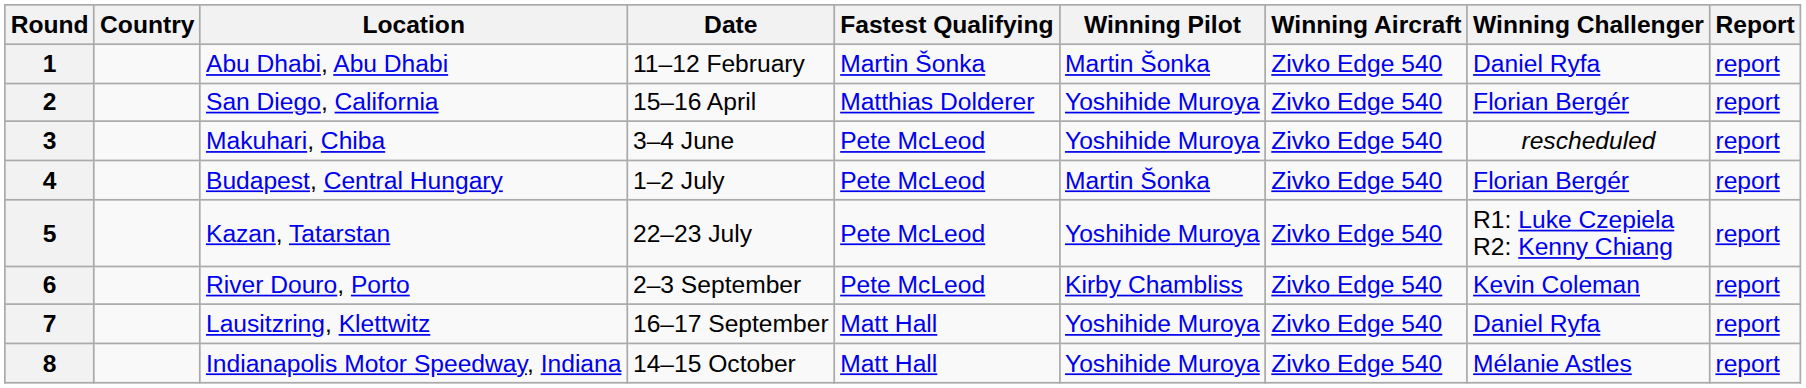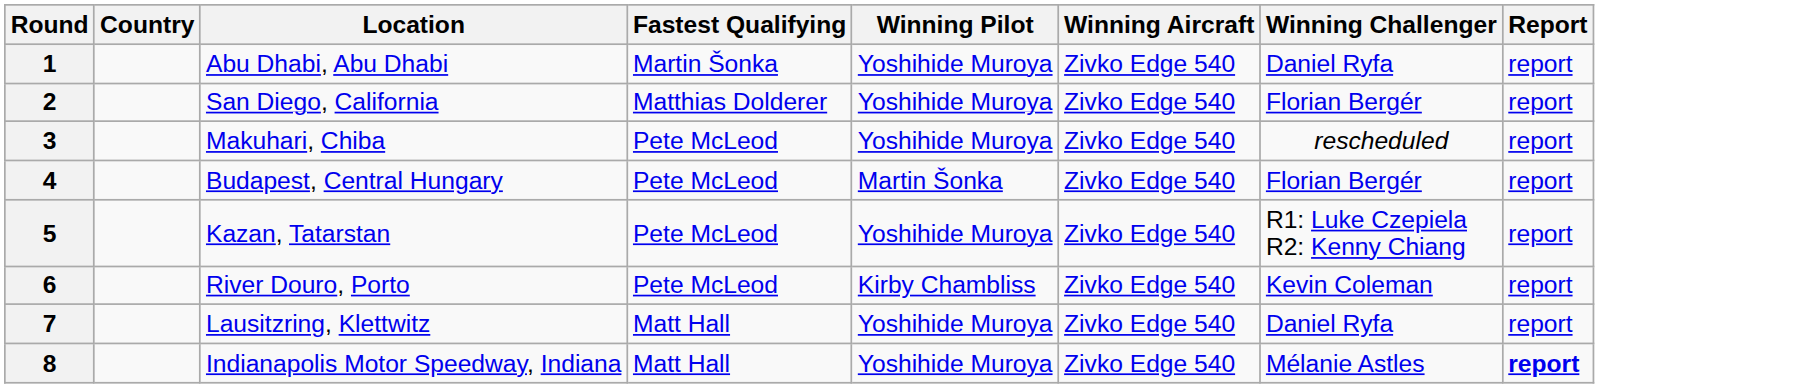- column: (731, 25)
(1138, 64) Martin Šonka -> (955, 64) Yoshihide Muroya
(1748, 363) normal -> (1544, 363) bold
